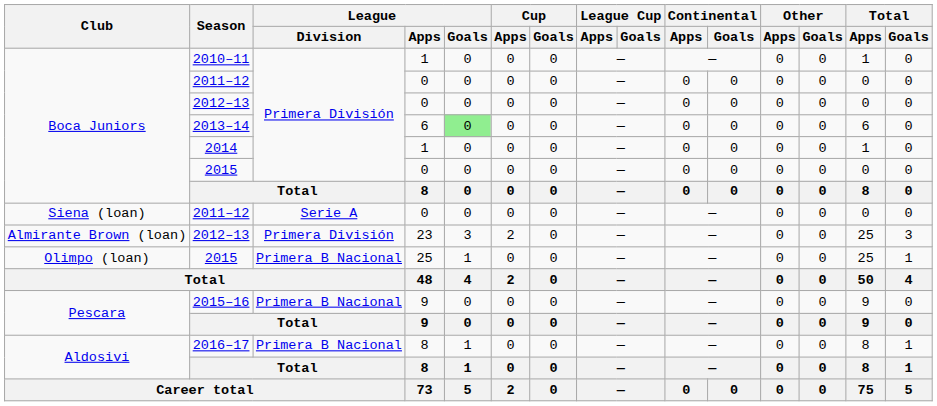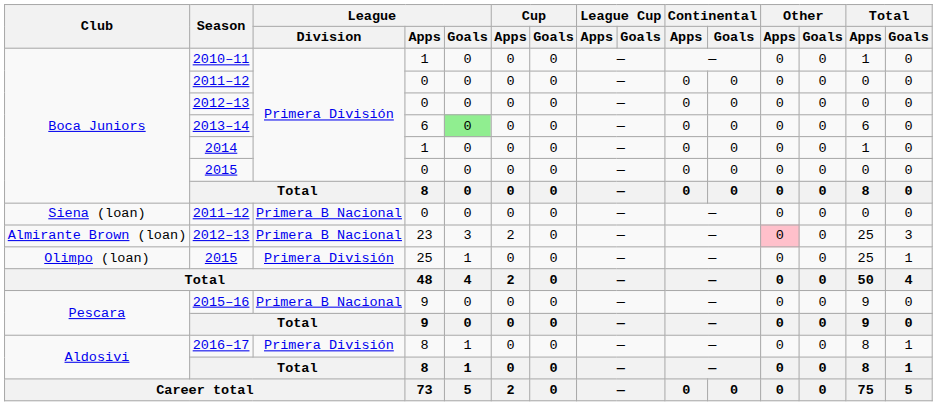(329, 214) Serie A -> (329, 214) Primera B Nacional
(329, 236) Primera División -> (329, 236) Primera B Nacional
(780, 236) no background -> (780, 236) pink background
(329, 258) Primera B Nacional -> (329, 258) Primera División
(329, 346) Primera B Nacional -> (329, 346) Primera División
